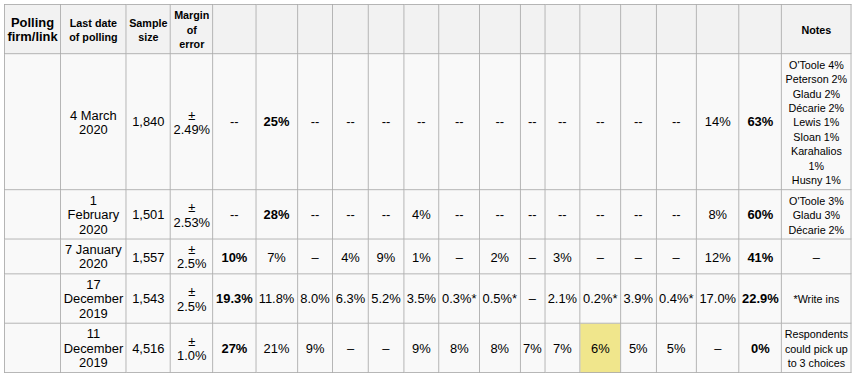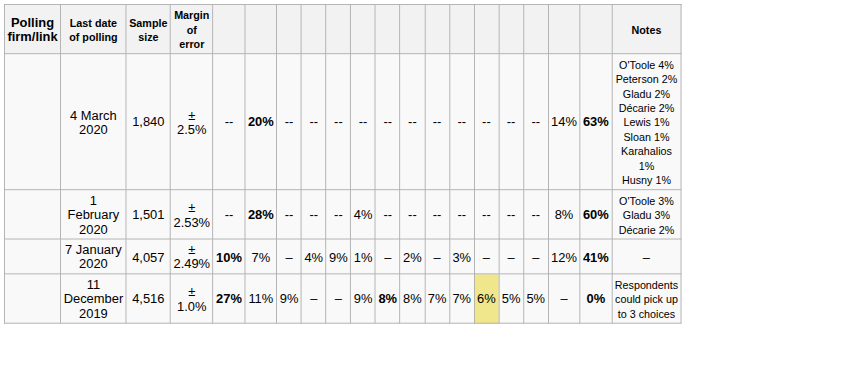(192, 122) ± 2.49% -> (192, 122) ± 2.5%
(277, 122) 25% -> (261, 122) 20%
(148, 257) 1,557 -> (148, 257) 4,057
(192, 257) ± 2.5% -> (192, 257) ± 2.49%
- row: (93, 299)
(277, 348) 21% -> (261, 299) 11%
(459, 348) normal -> (388, 299) bold
